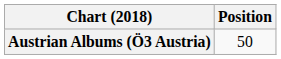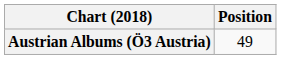(245, 41) 50 -> (245, 41) 49
